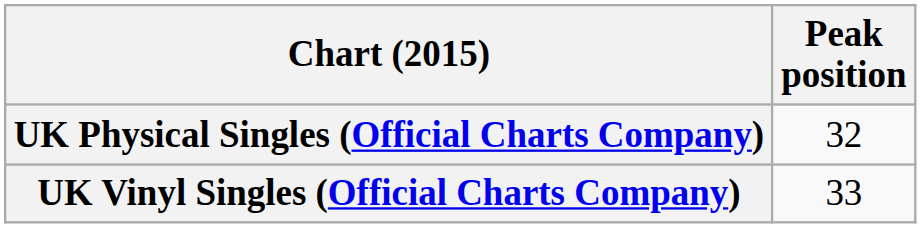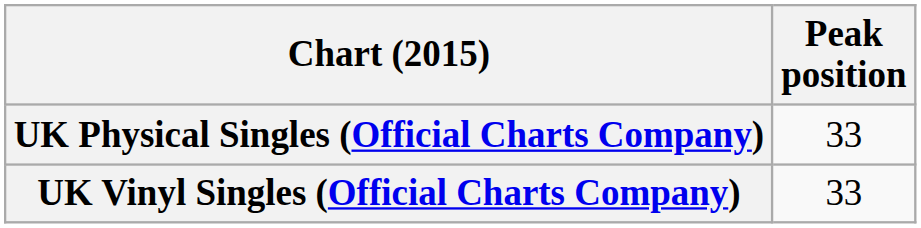(844, 134) 32 -> (844, 134) 33
